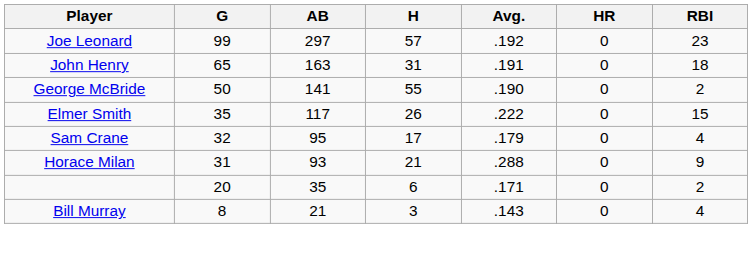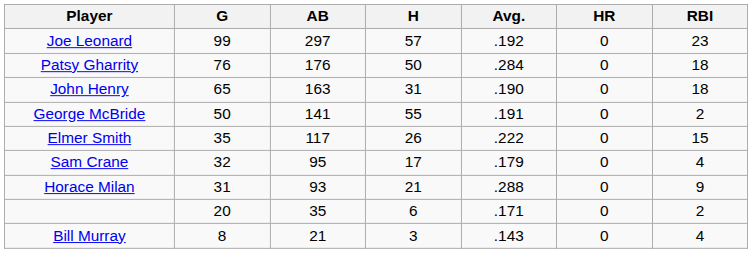+ row: (89, 65)
(509, 65) .191 -> (509, 89) .190
(509, 89) .190 -> (509, 114) .191
